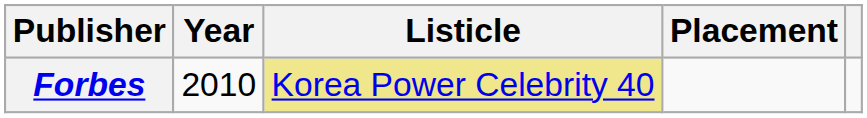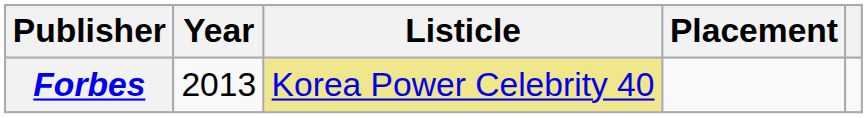(219, 84) 2010 -> (219, 84) 2013
